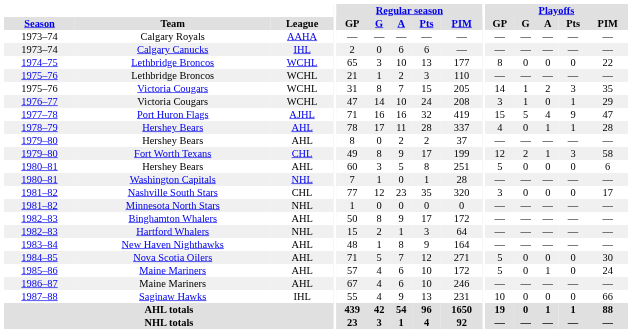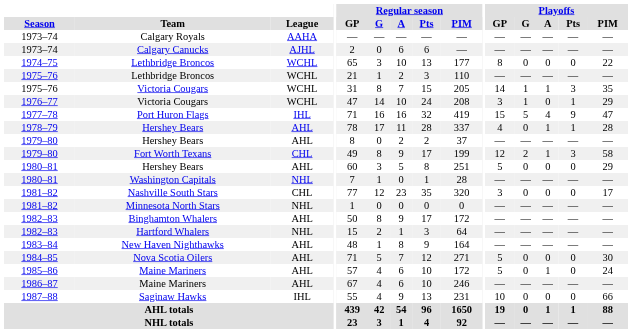(302, 49) IHL -> (302, 49) AJHL
(548, 88) 2 -> (548, 88) 1
(302, 114) AJHL -> (302, 114) IHL
(608, 166) 6 -> (608, 166) 29
